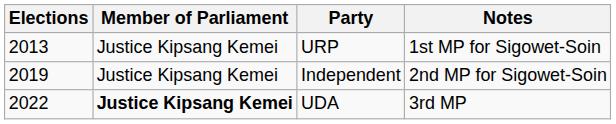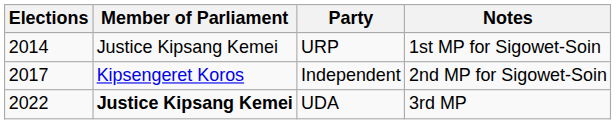(29, 47) 2013 -> (29, 47) 2014
(29, 75) 2019 -> (29, 75) 2017
(187, 75) Justice Kipsang Kemei -> (170, 75) Kipsengeret Koros
